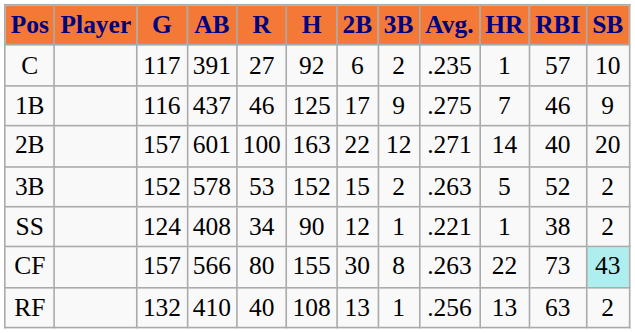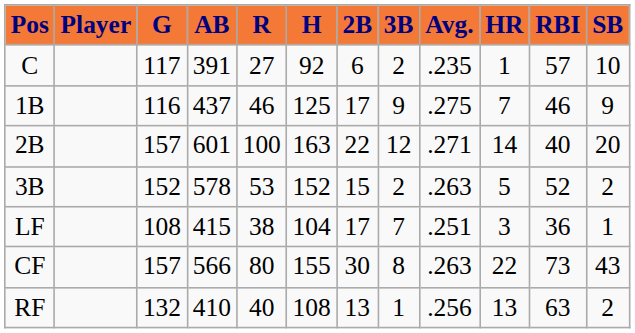- row: (30, 226)
+ row: (30, 226)
(608, 266) paleturquoise background -> (608, 266) no background
